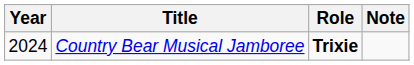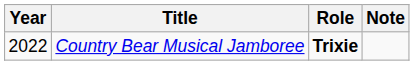(28, 45) 2024 -> (28, 45) 2022
